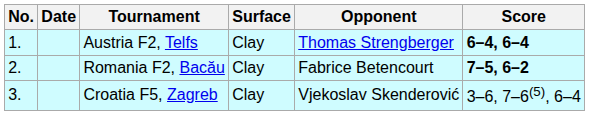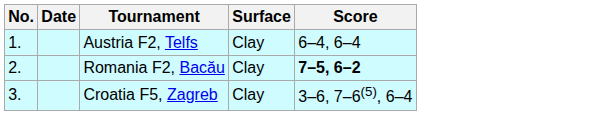- column: (379, 17)
(498, 42) bold -> (329, 42) normal
